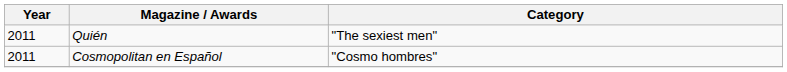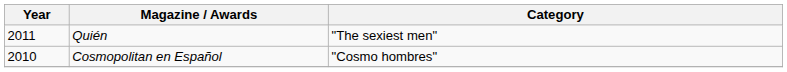(22, 56) 2011 -> (22, 56) 2010
